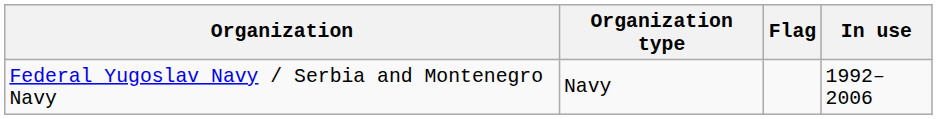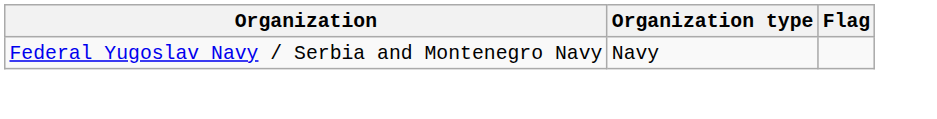- column: (876, 32)
